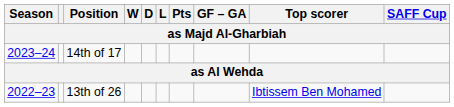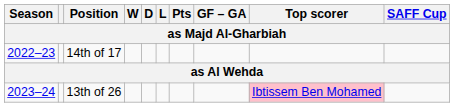(31, 53) 2023–24 -> (31, 53) 2022–23
(31, 92) 2022–23 -> (31, 92) 2023–24
(317, 92) no background -> (317, 92) pink background
